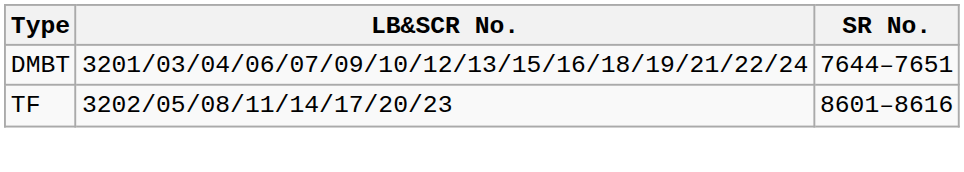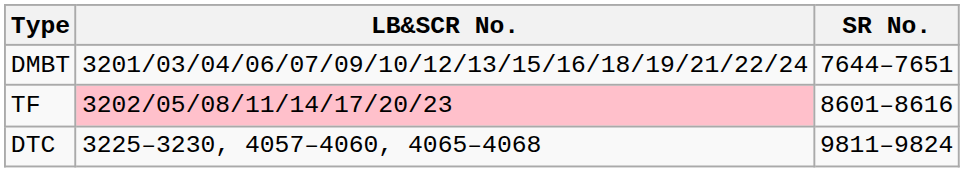(267, 106) no background -> (267, 106) pink background
+ row: (33, 146)
